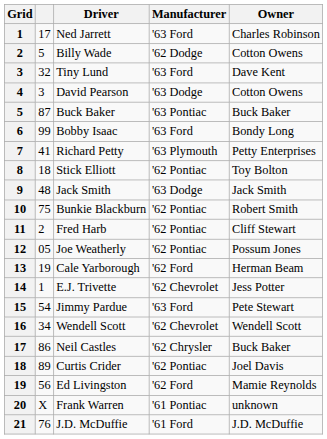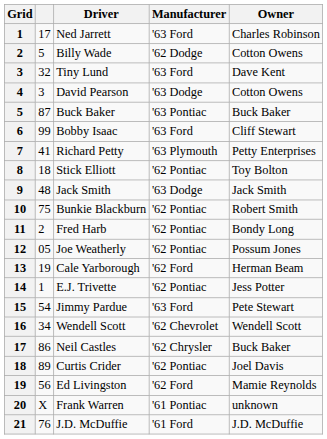(263, 131) Bondy Long -> (264, 131) Cliff Stewart
(264, 229) Cliff Stewart -> (263, 229) Bondy Long
(185, 287) '62 Chevrolet -> (179, 287) '62 Pontiac
